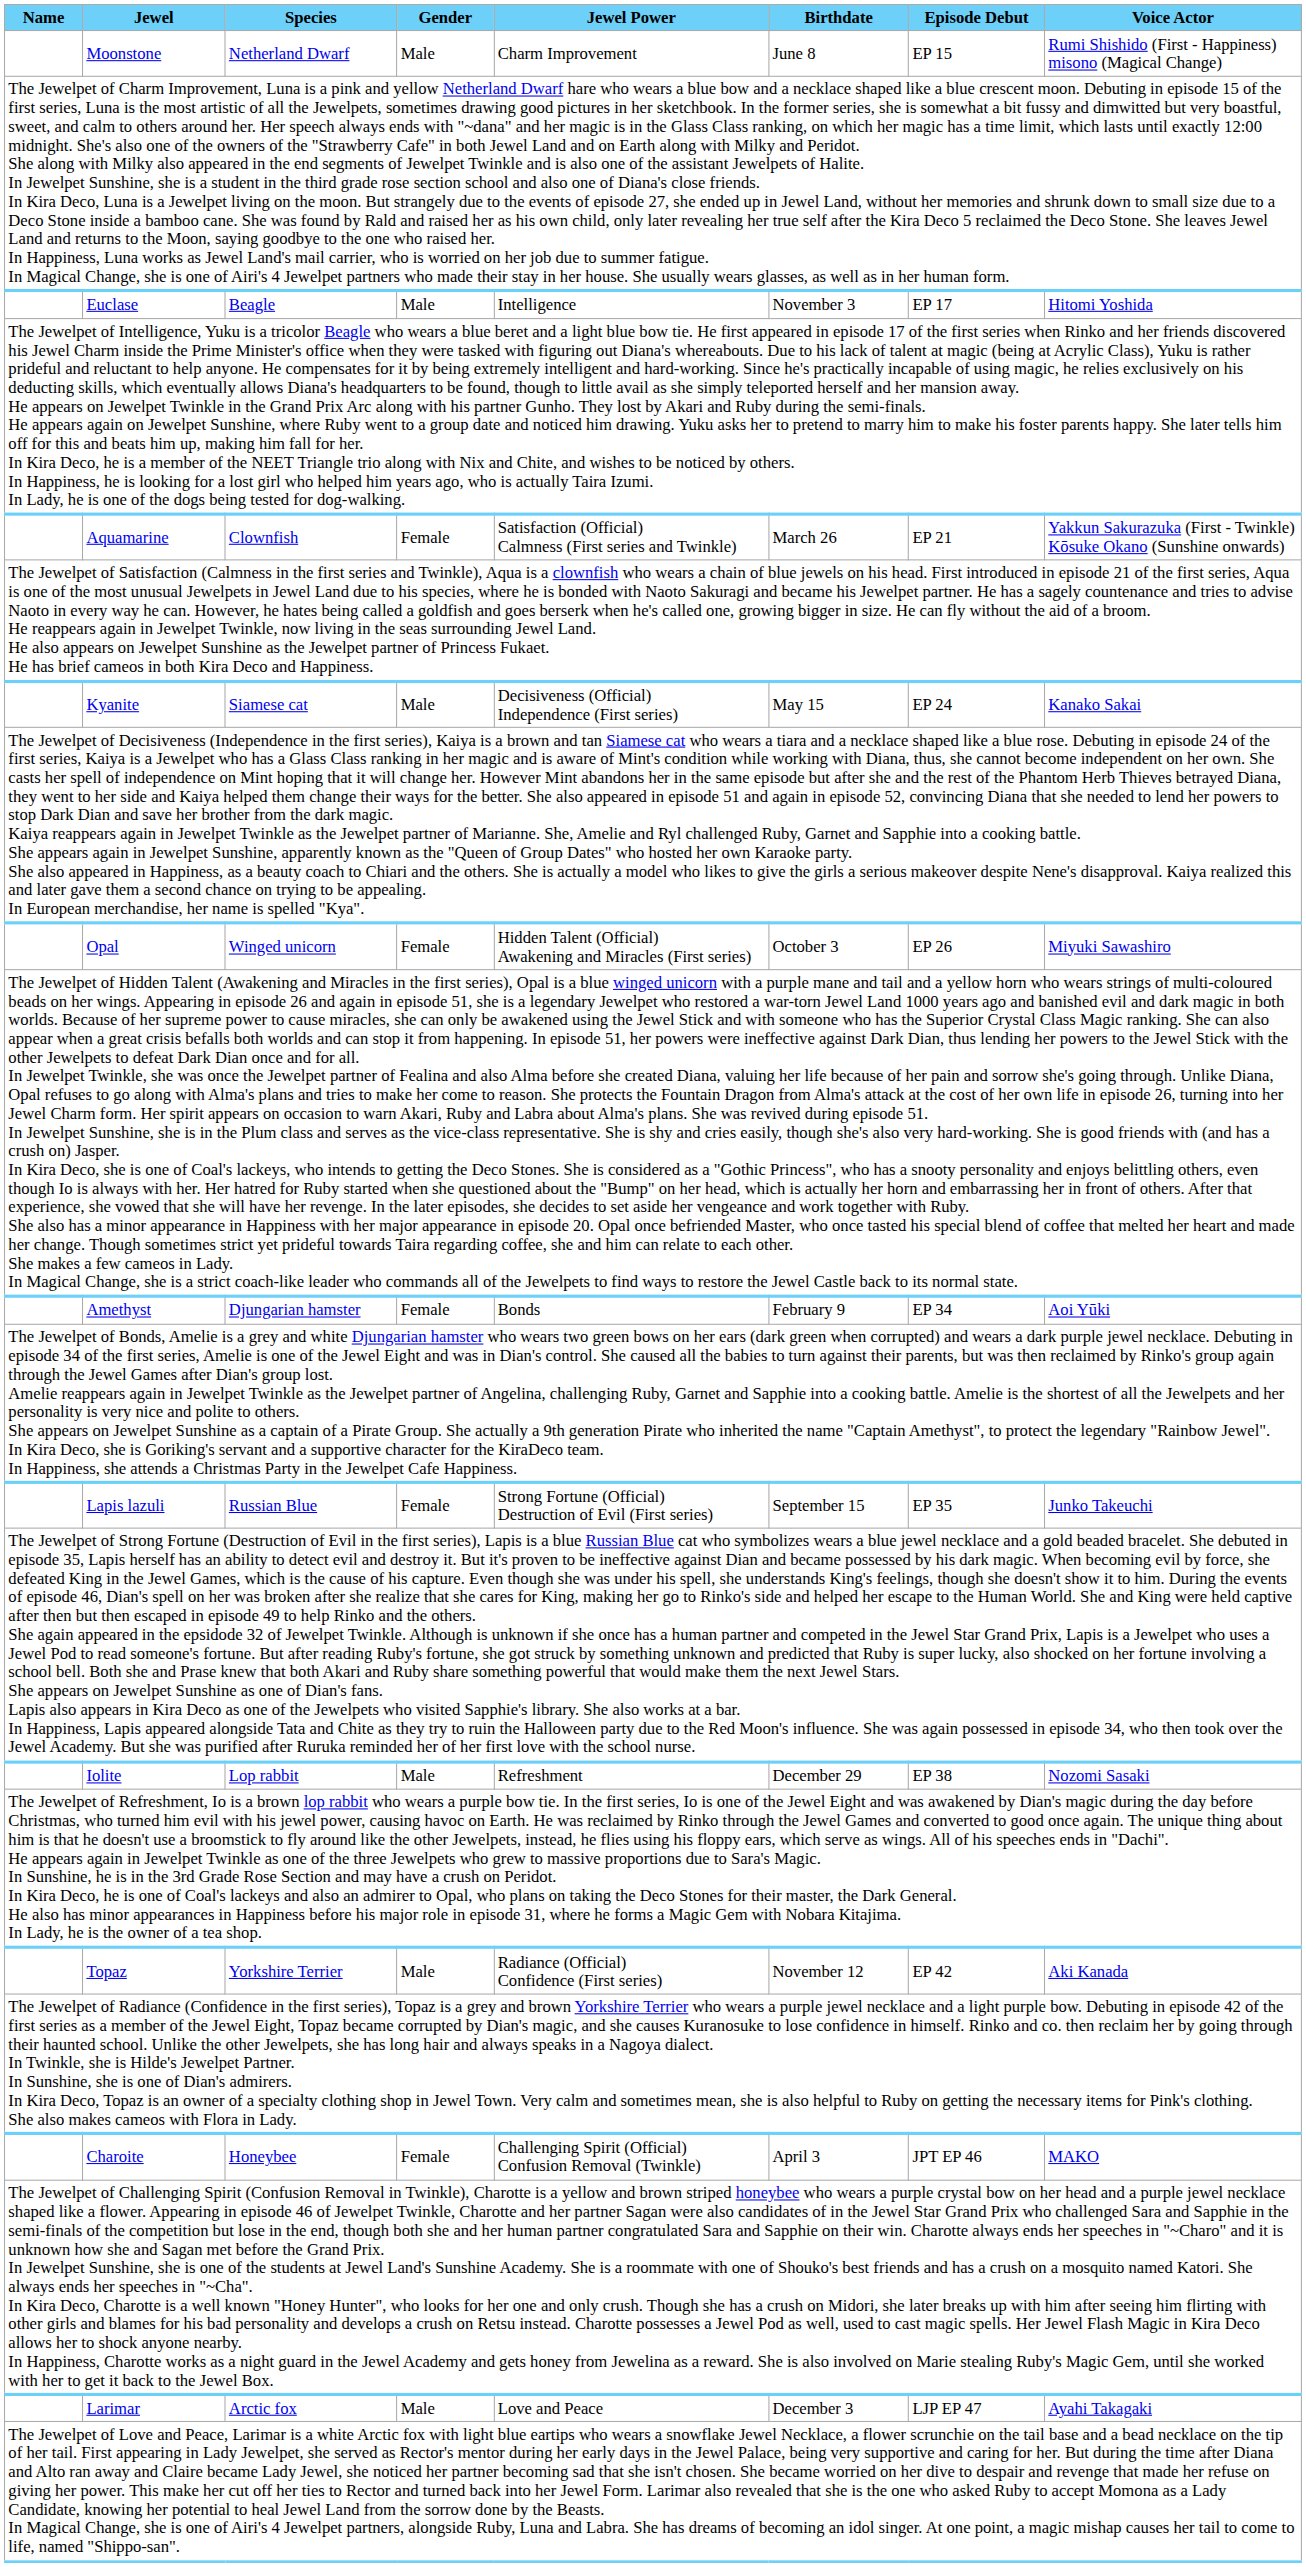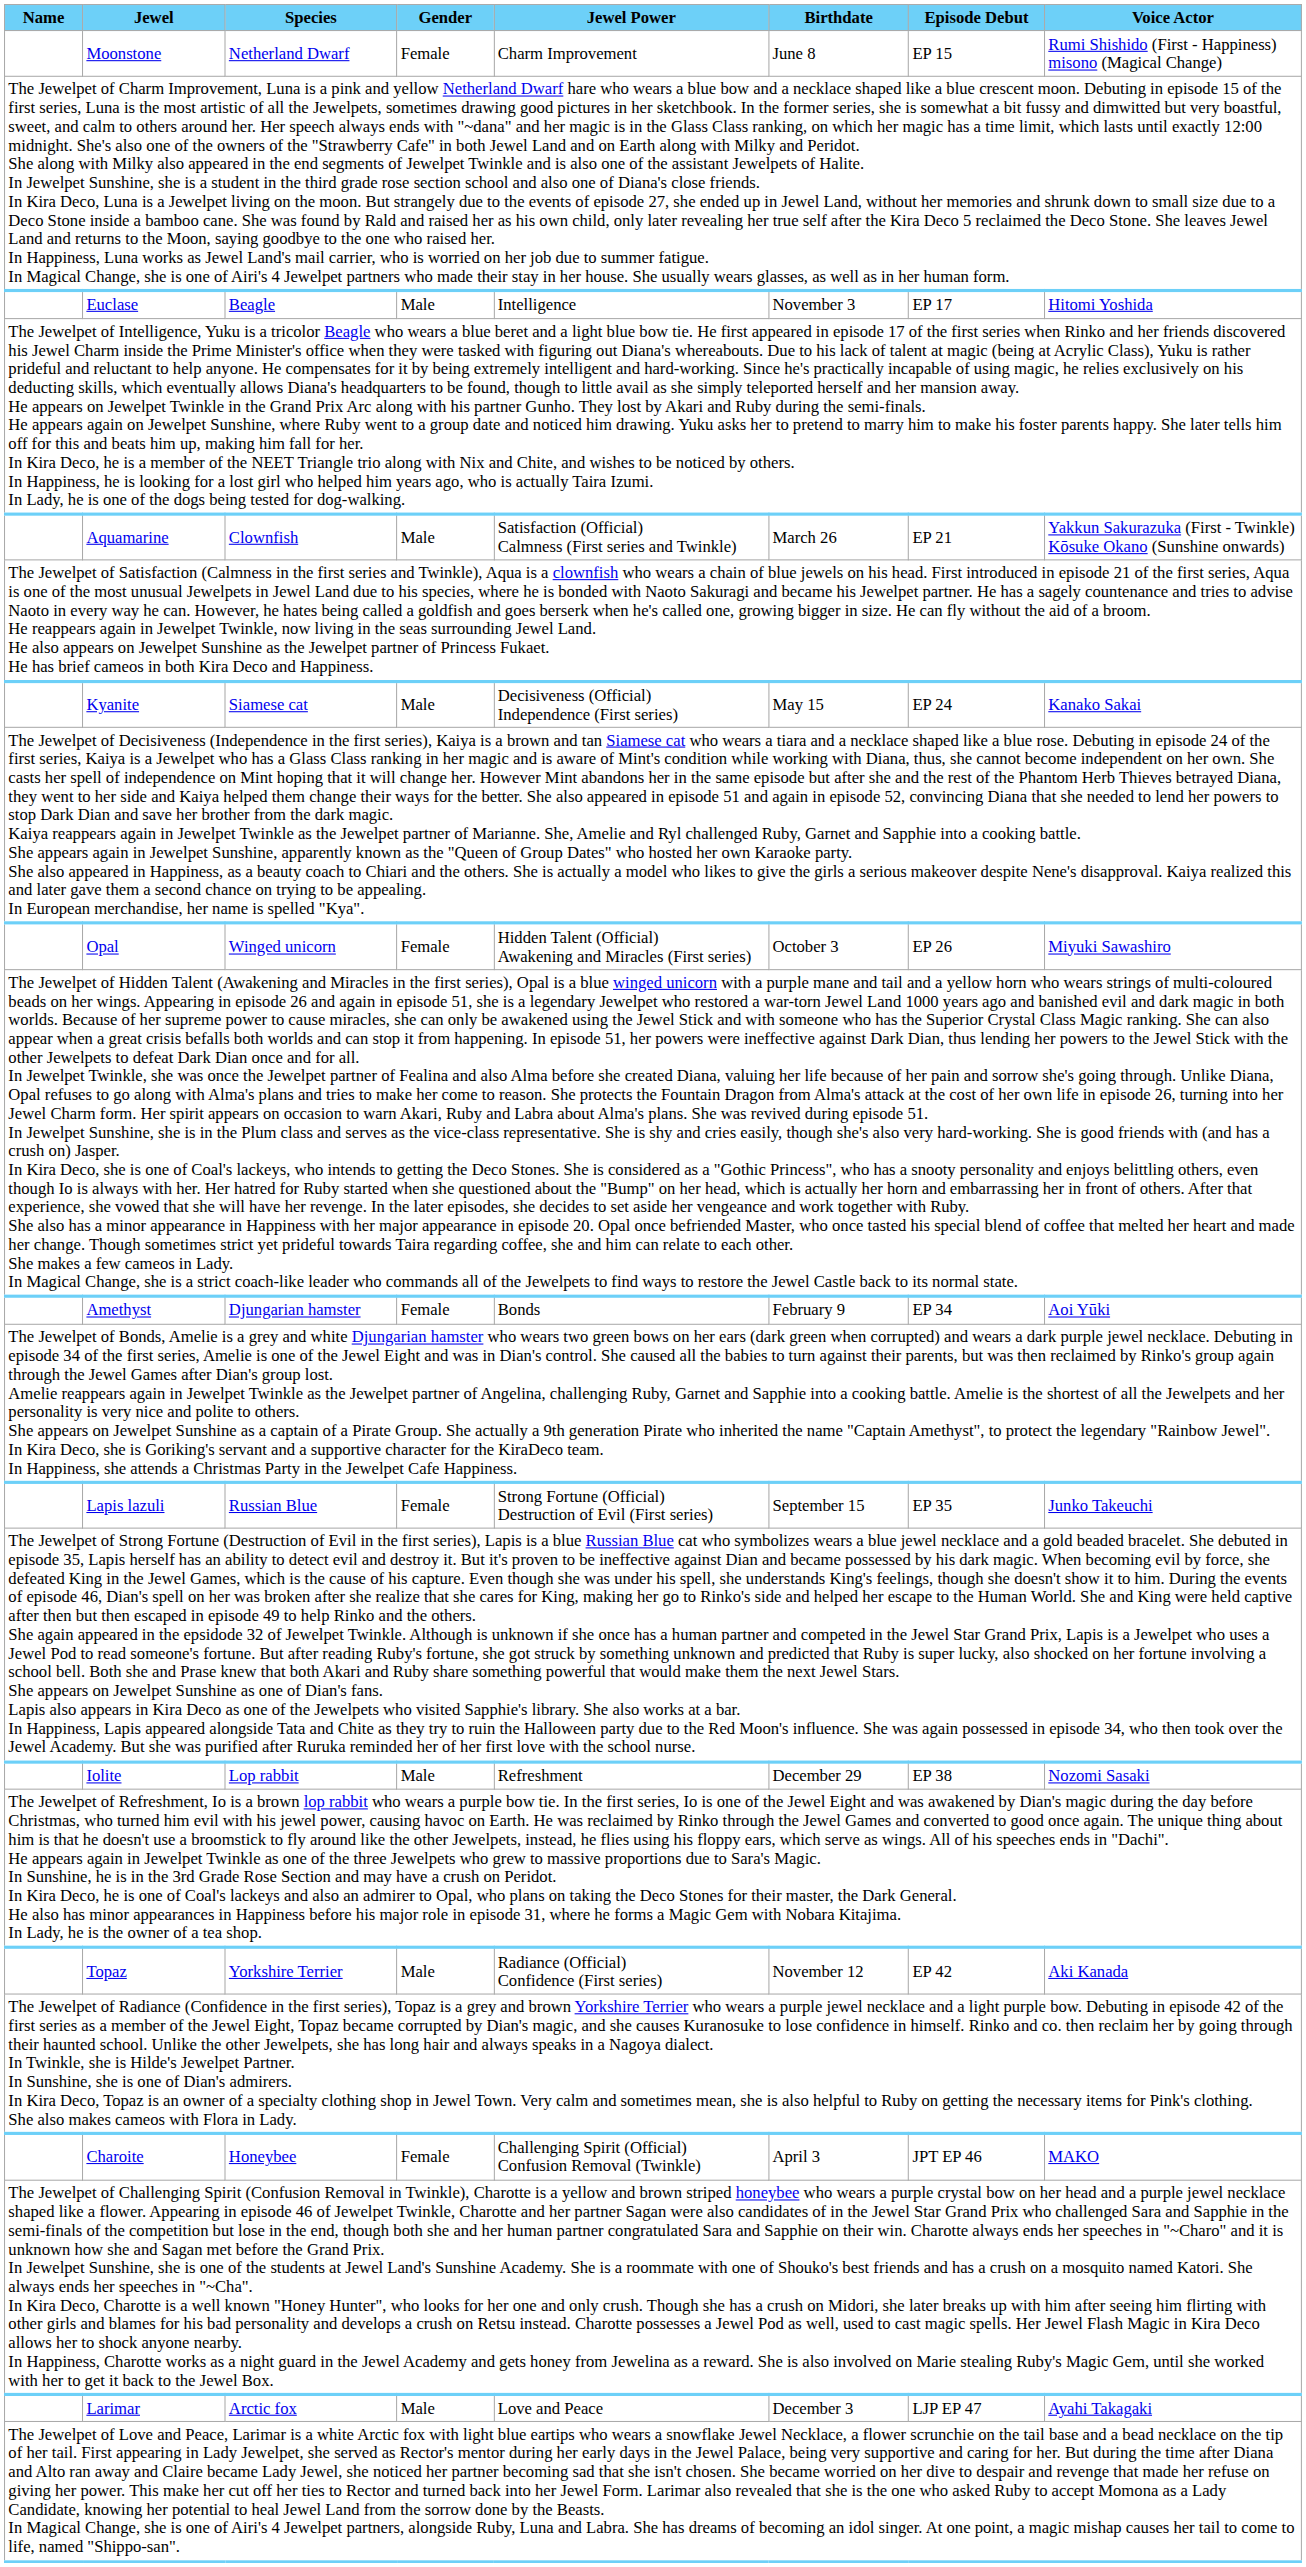(418, 53) Male -> (425, 53) Female
(425, 537) Female -> (418, 537) Male
